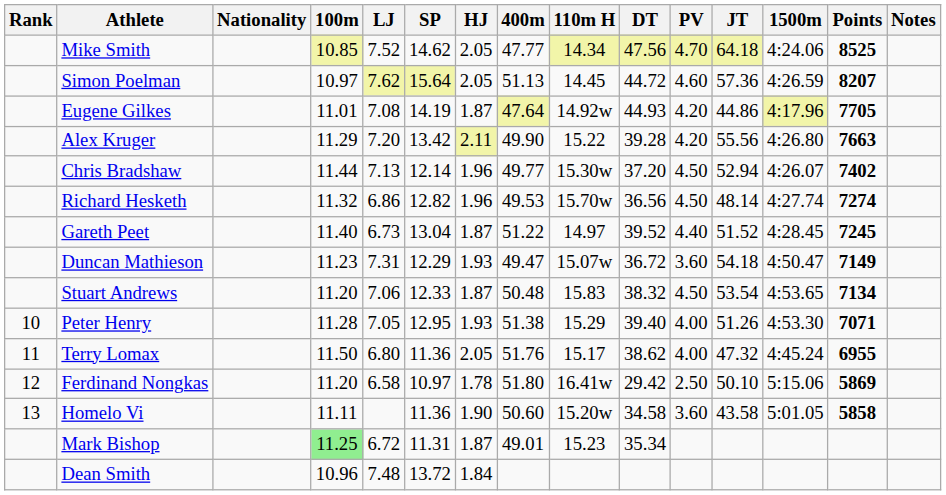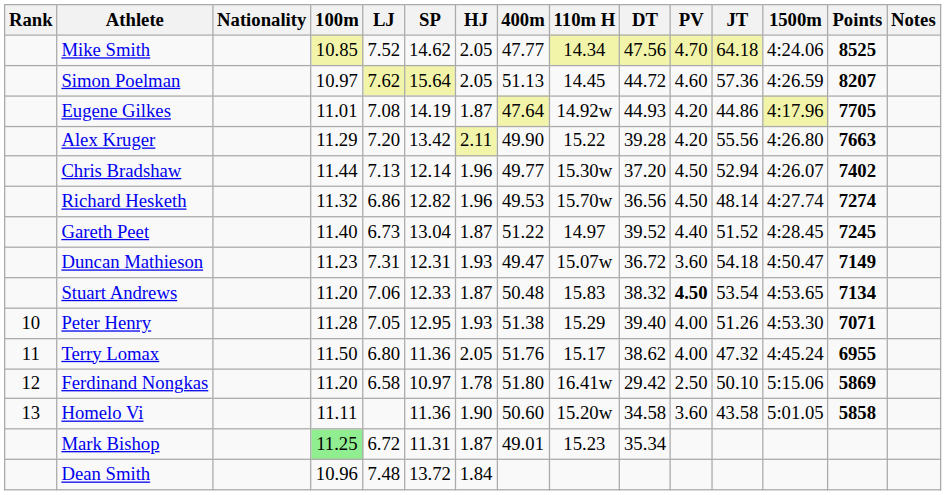(430, 261) 12.29 -> (430, 261) 12.31
(691, 292) normal -> (691, 292) bold
